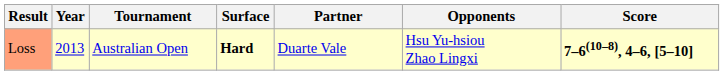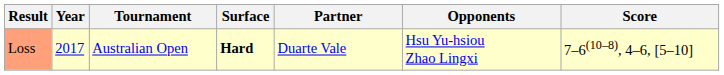(70, 49) 2013 -> (70, 49) 2017
(629, 49) bold -> (629, 49) normal
